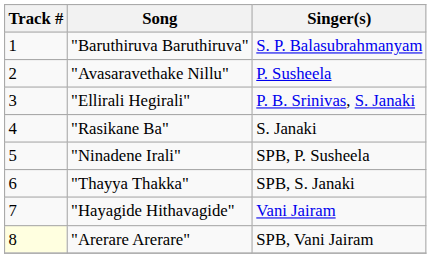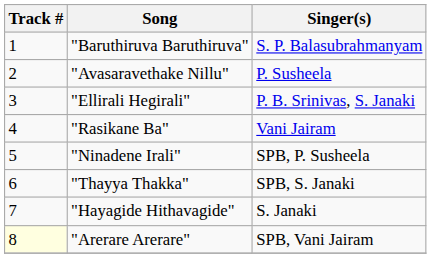(286, 128) S. Janaki -> (296, 128) Vani Jairam
(296, 211) Vani Jairam -> (286, 211) S. Janaki
